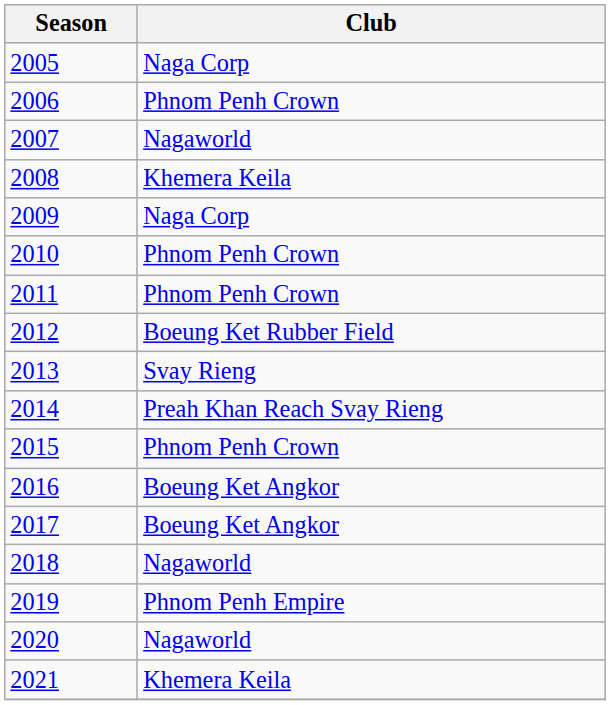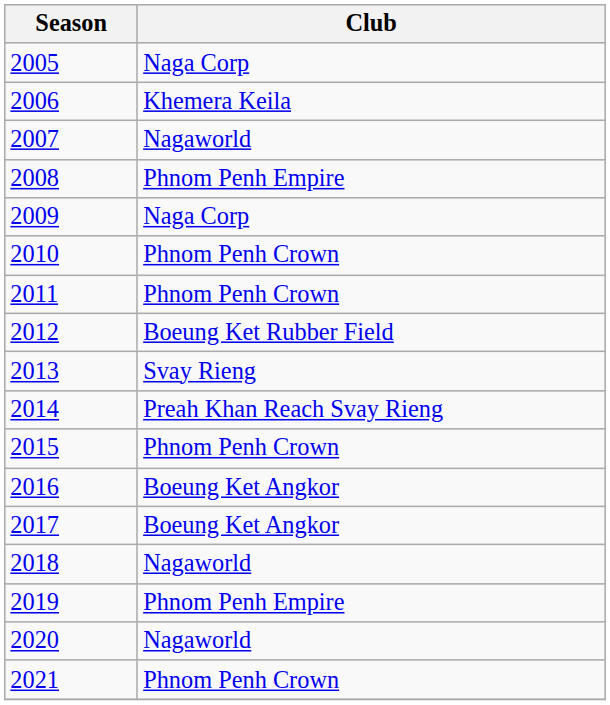(241, 100) Phnom Penh Crown -> (217, 100) Khemera Keila
(217, 178) Khemera Keila -> (244, 178) Phnom Penh Empire
(217, 679) Khemera Keila -> (241, 679) Phnom Penh Crown
